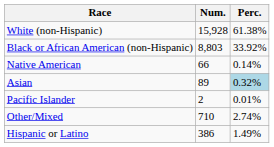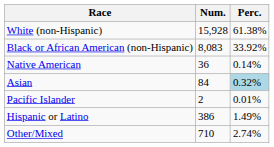(210, 47) 8,803 -> (210, 47) 8,083
(203, 64) 66 -> (203, 64) 36
(203, 82) 89 -> (203, 82) 84
rows swapped: (35, 116) <-> (48, 133)
